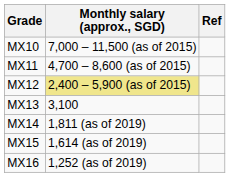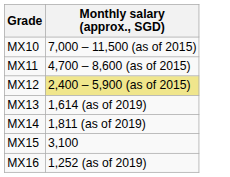- column: (212, 20)
(63, 104) 3,100 -> (97, 104) 1,614 (as of 2019)
(97, 143) 1,614 (as of 2019) -> (63, 143) 3,100
